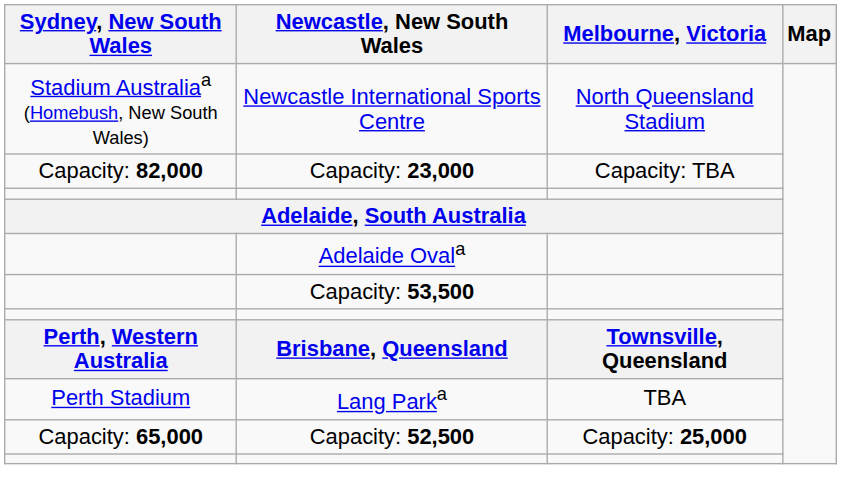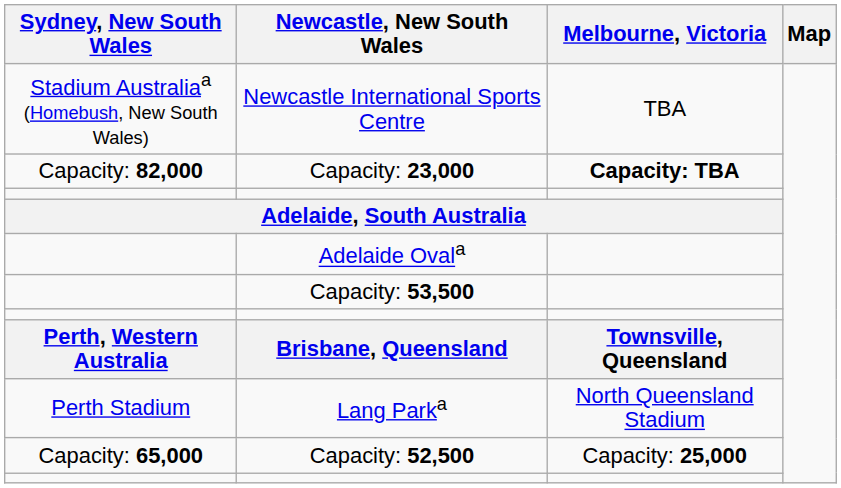(665, 108) North Queensland Stadium -> (665, 108) TBA
(665, 171) normal -> (665, 171) bold
(665, 398) TBA -> (665, 408) North Queensland Stadium
